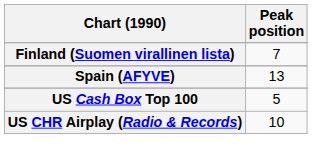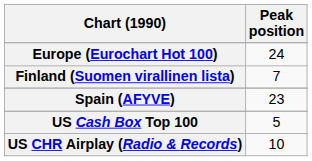+ row: (125, 54)
(276, 76) 13 -> (276, 99) 23
